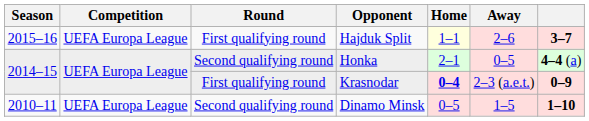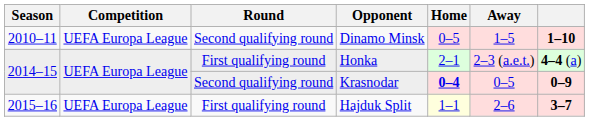rows swapped: (382, 104) <-> (376, 37)
(264, 60) Second qualifying round -> (264, 60) First qualifying round
(504, 60) 0–5 -> (504, 60) 2–3 (a.e.t.)
(264, 82) First qualifying round -> (264, 82) Second qualifying round
(504, 82) 2–3 (a.e.t.) -> (504, 82) 0–5
